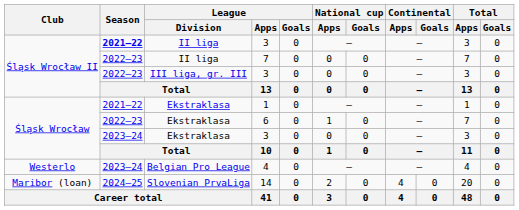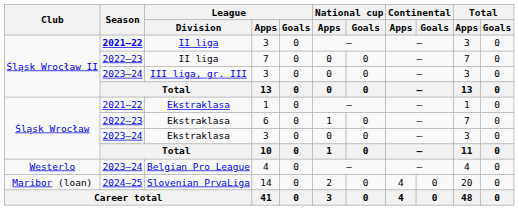(123, 74) 2022–23 -> (123, 74) 2023–24
